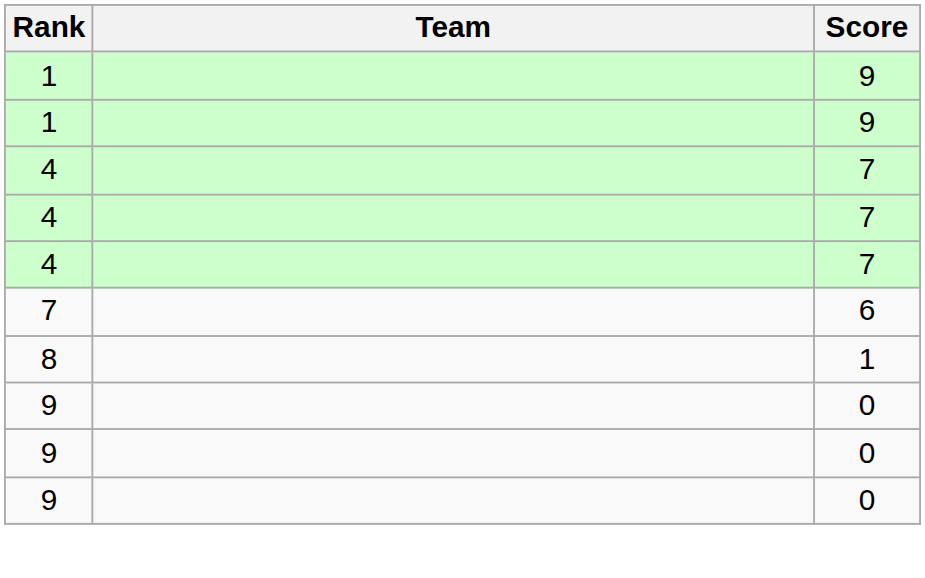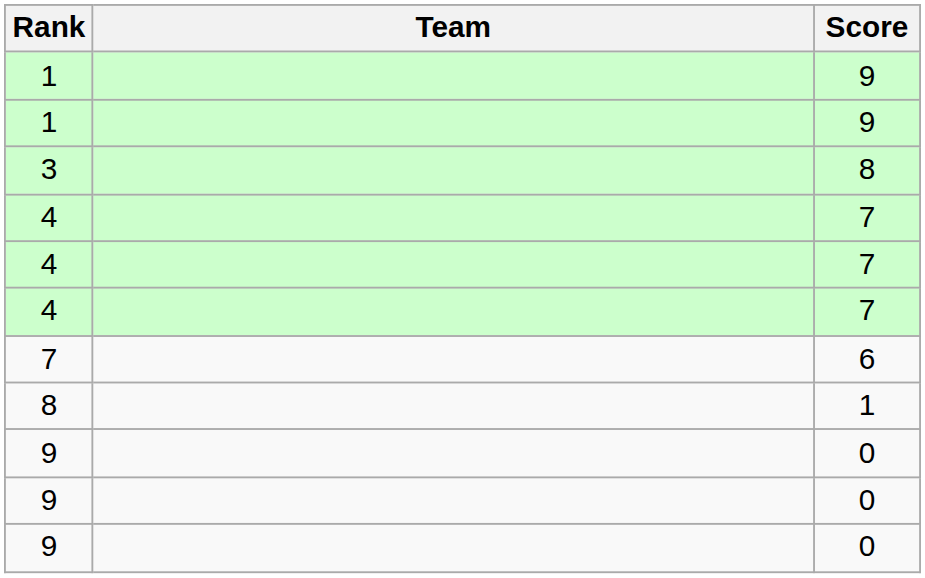+ row: (49, 169)
